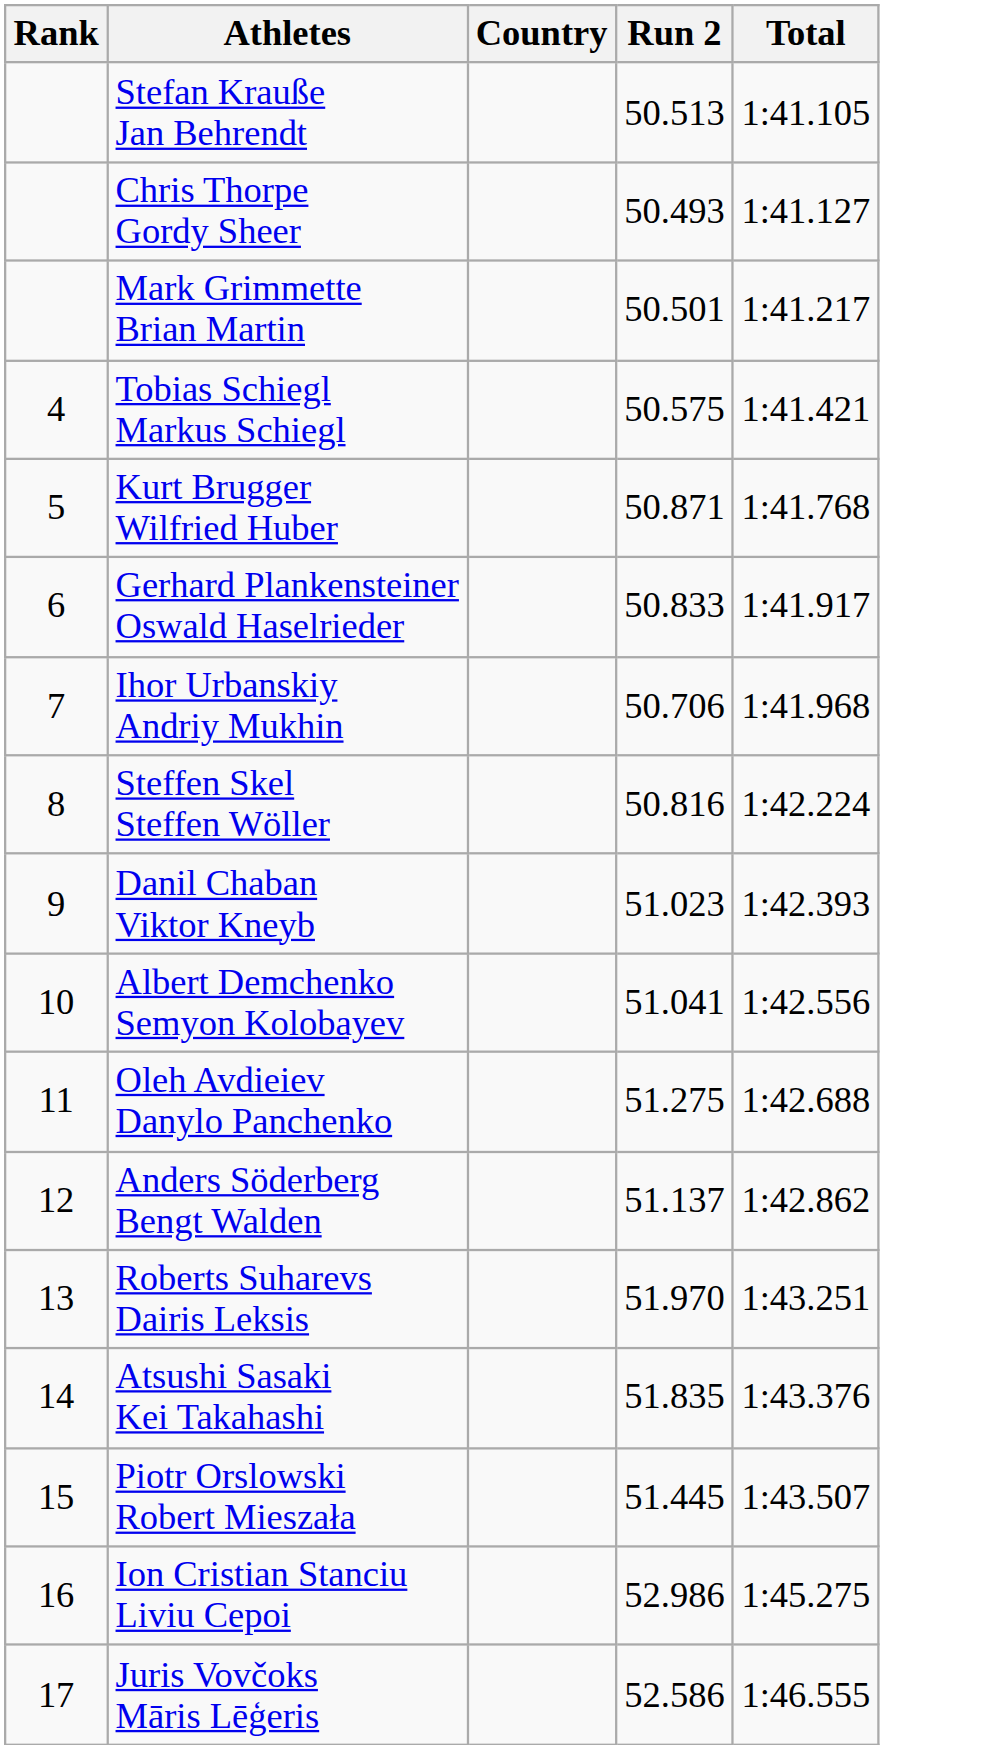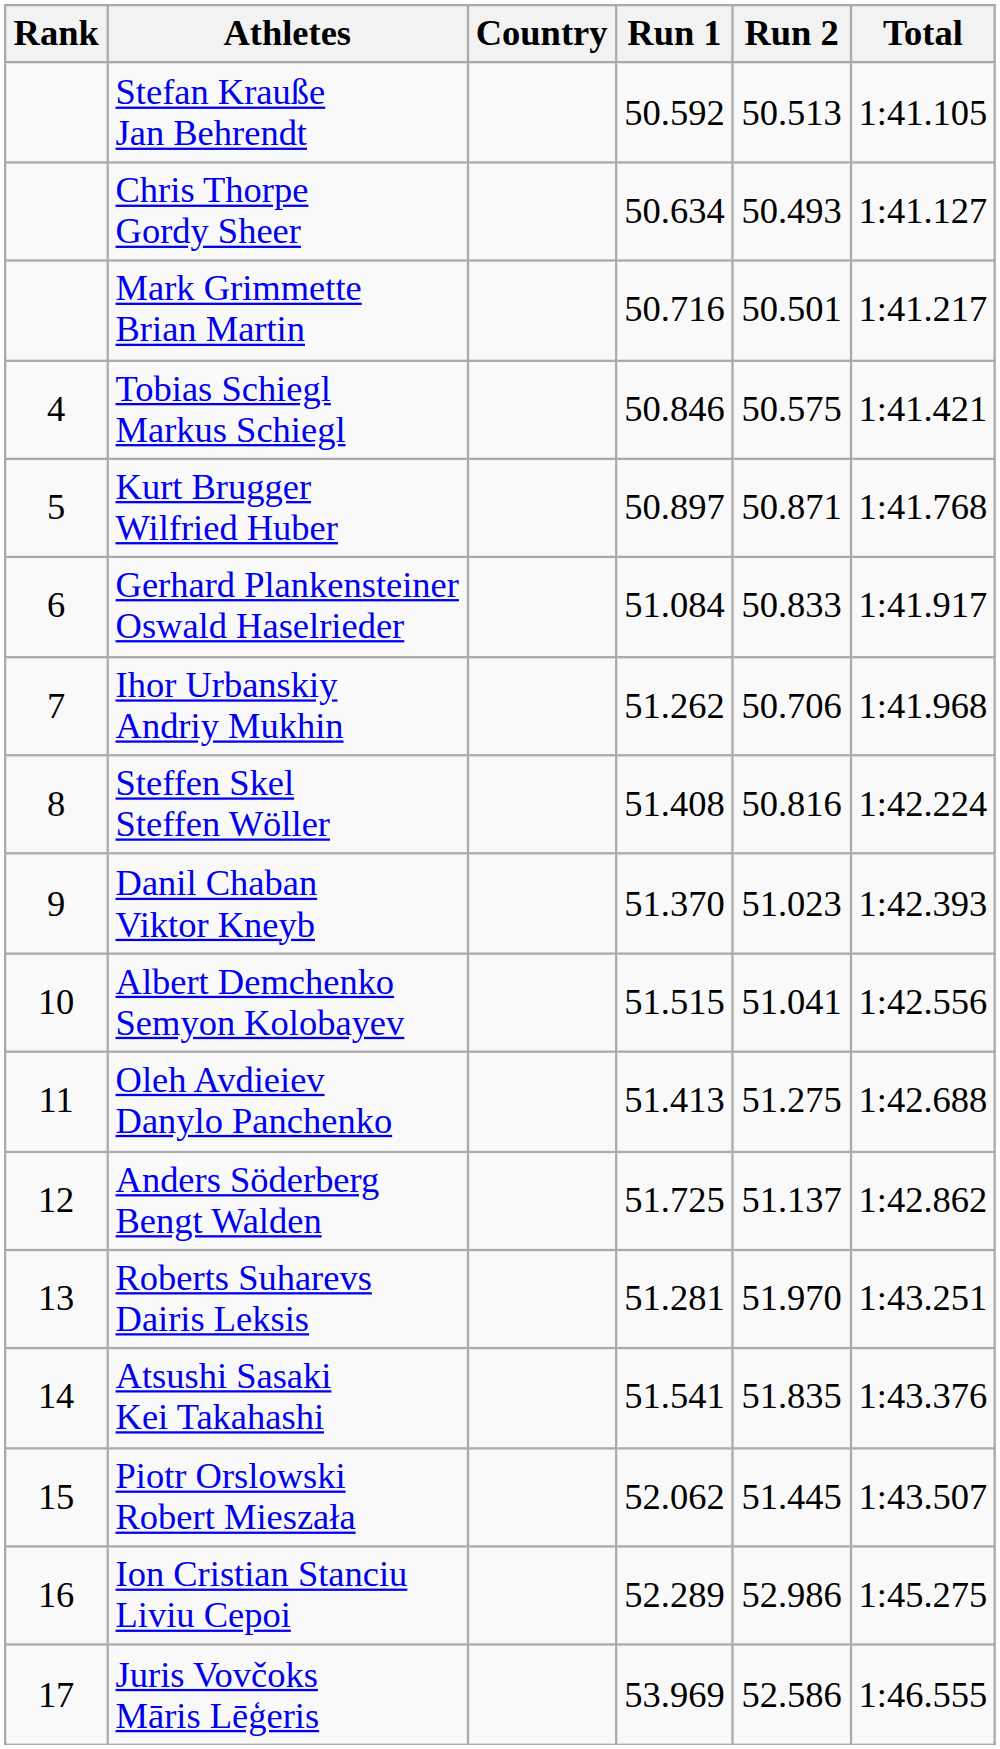+ column: (674, 33)
